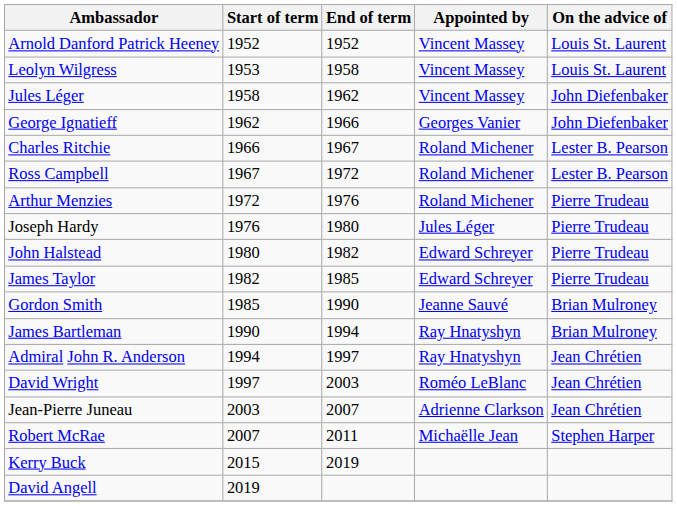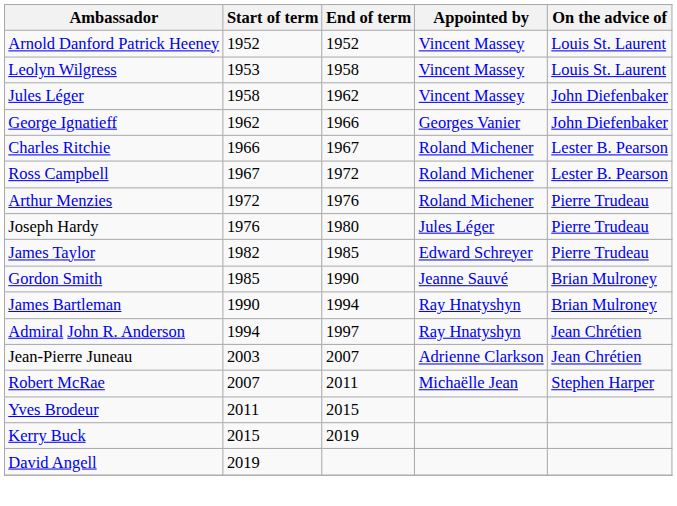- row: (55, 252)
- row: (53, 383)
+ row: (53, 409)
